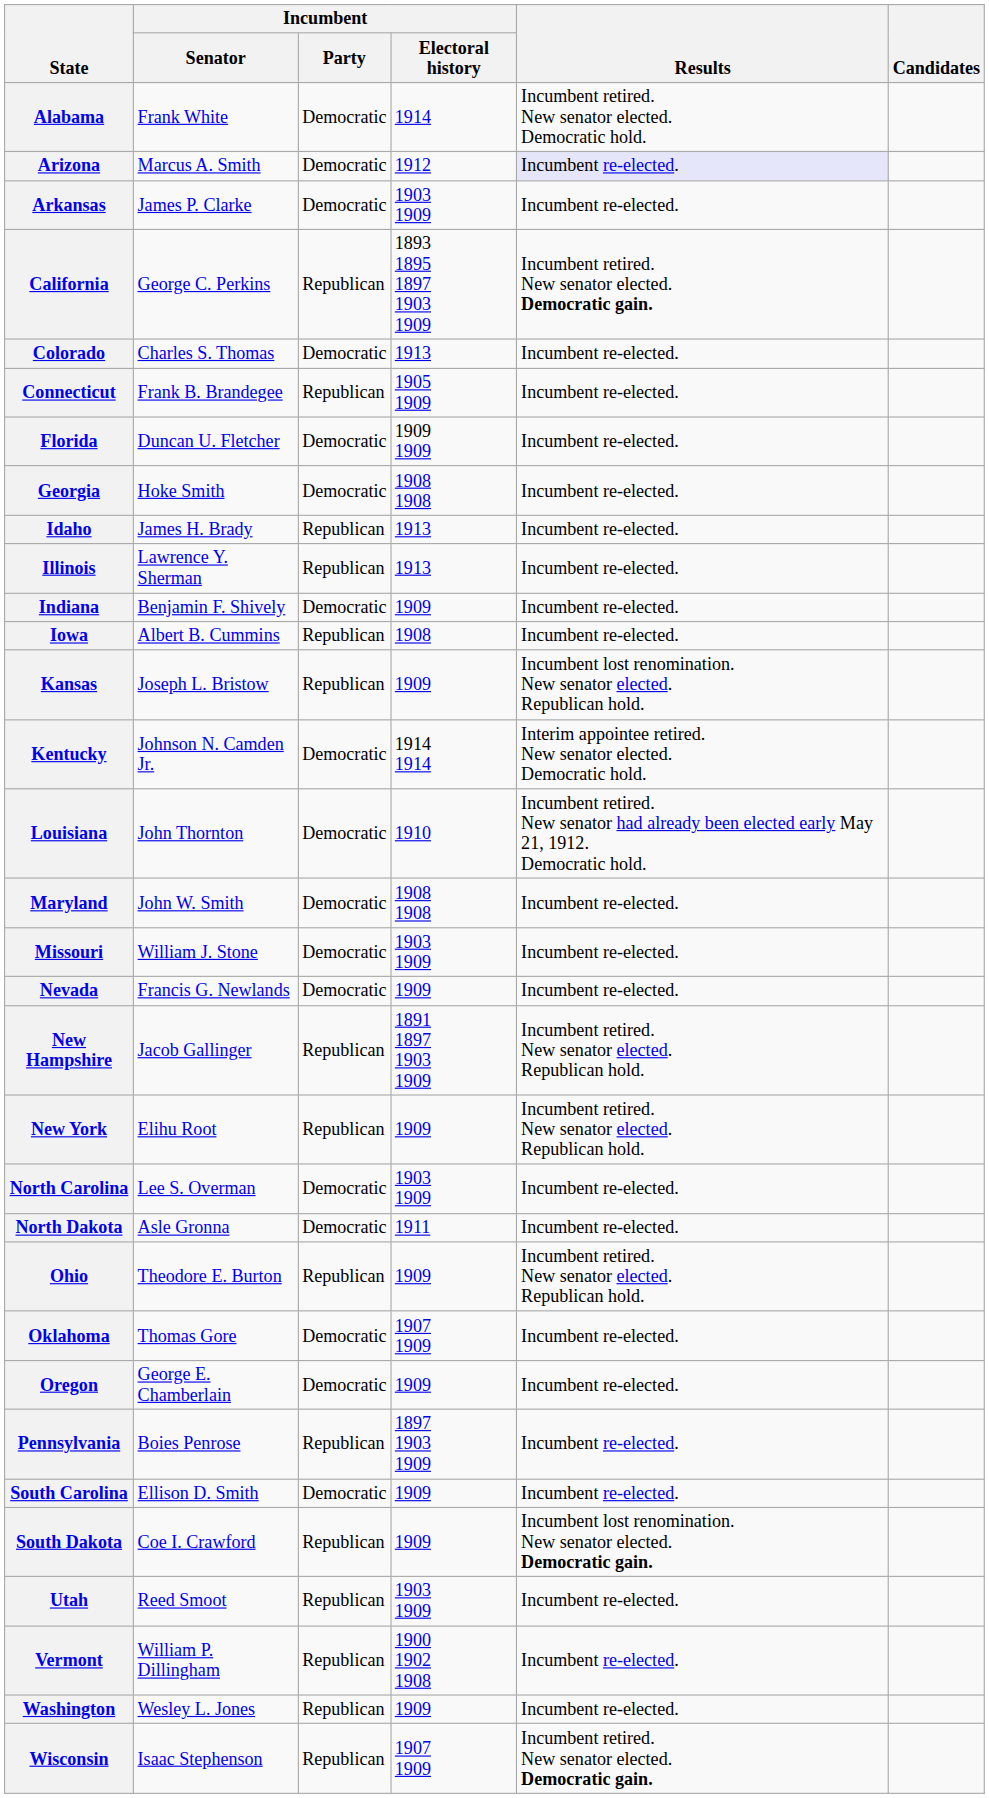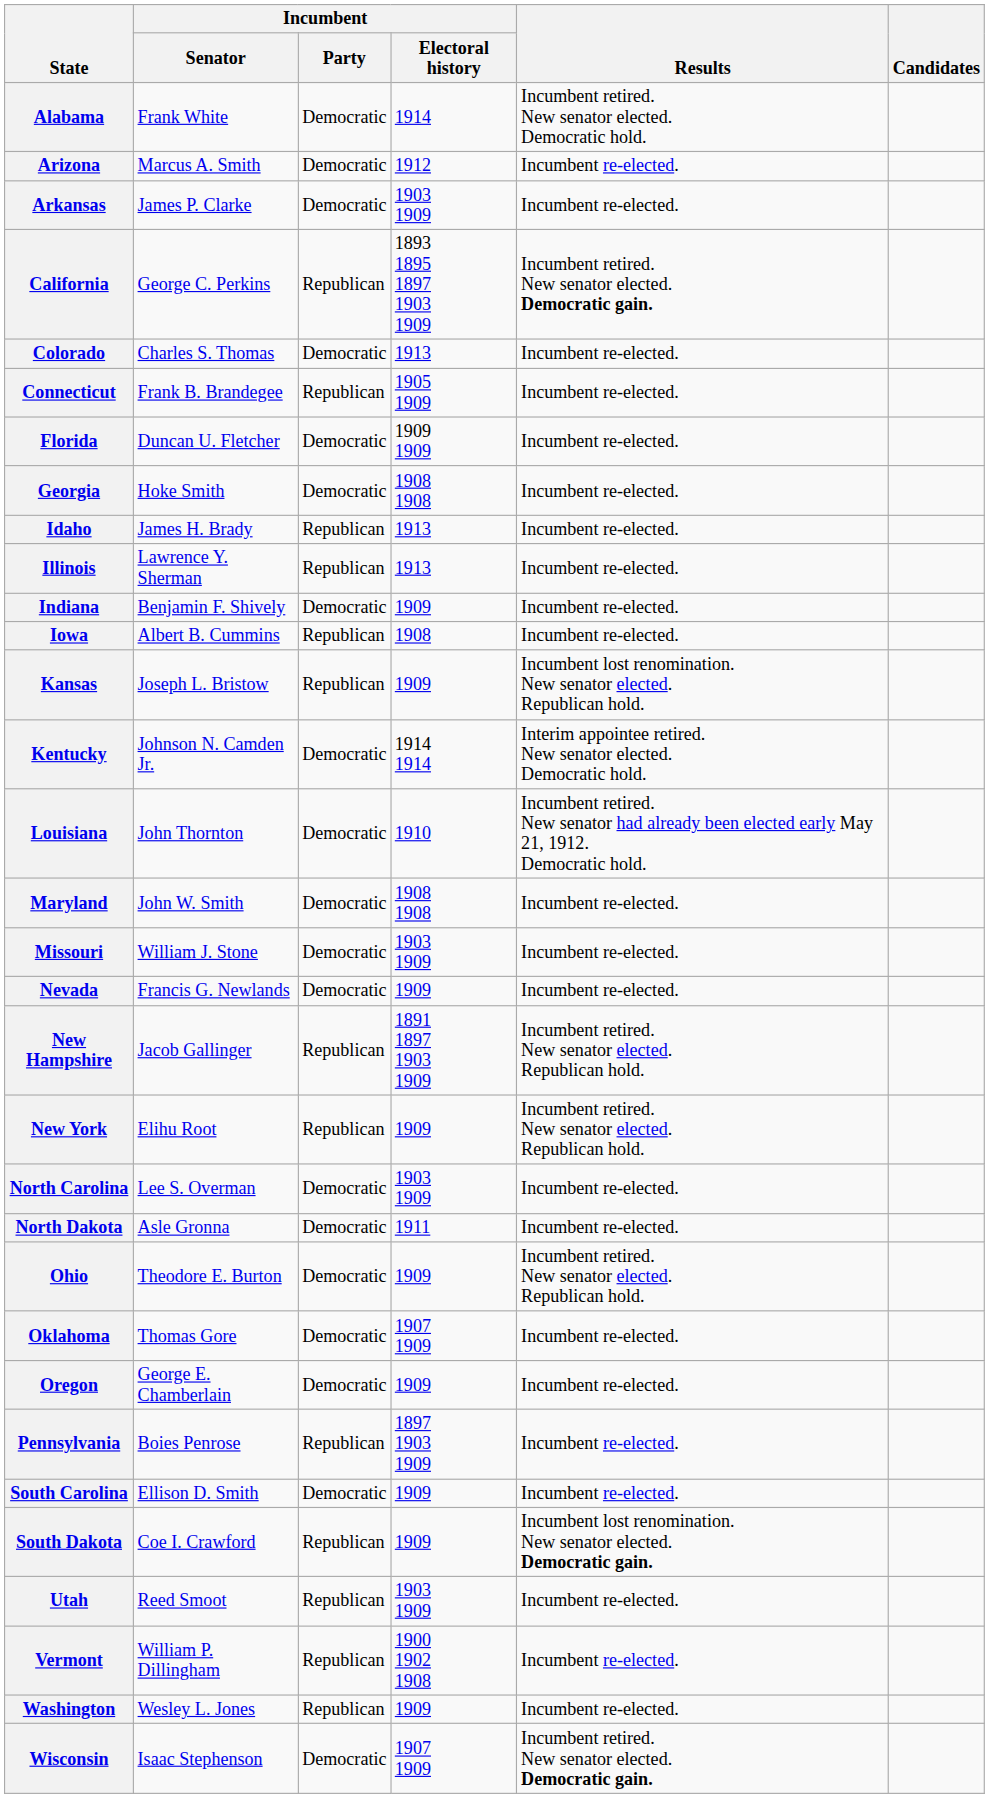(600, 165) lavender background -> (600, 165) no background
(343, 1276) Republican -> (344, 1276) Democratic
(343, 1758) Republican -> (344, 1758) Democratic
